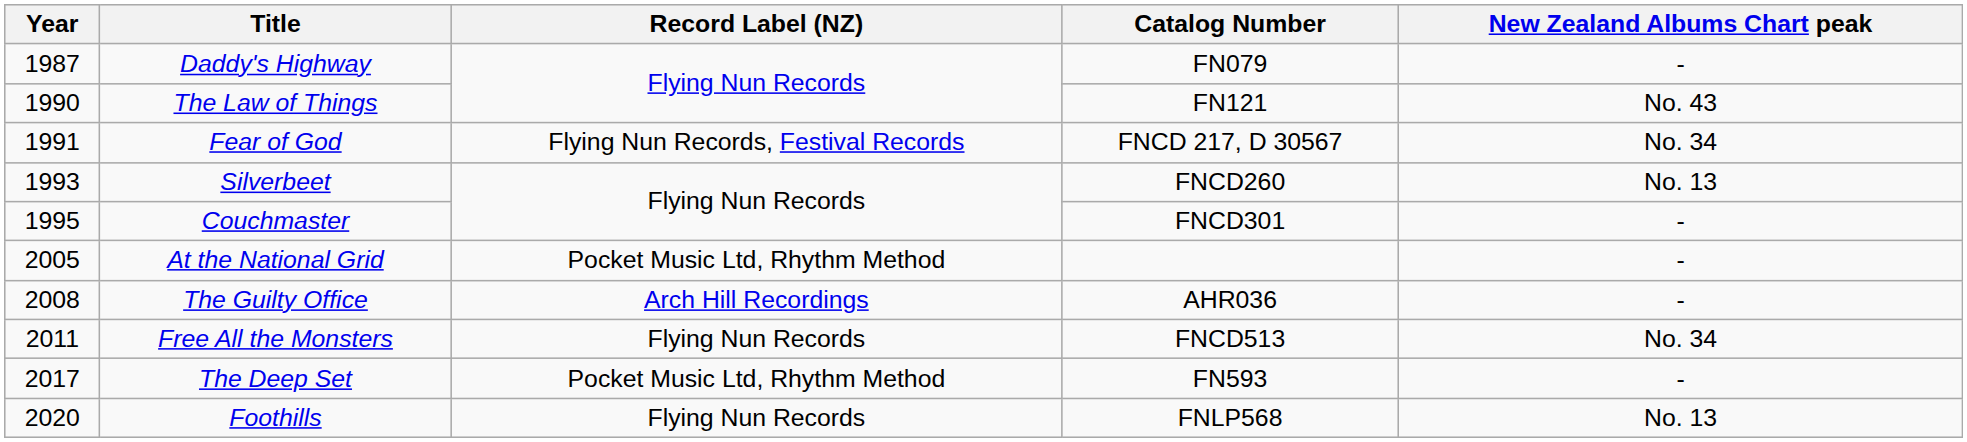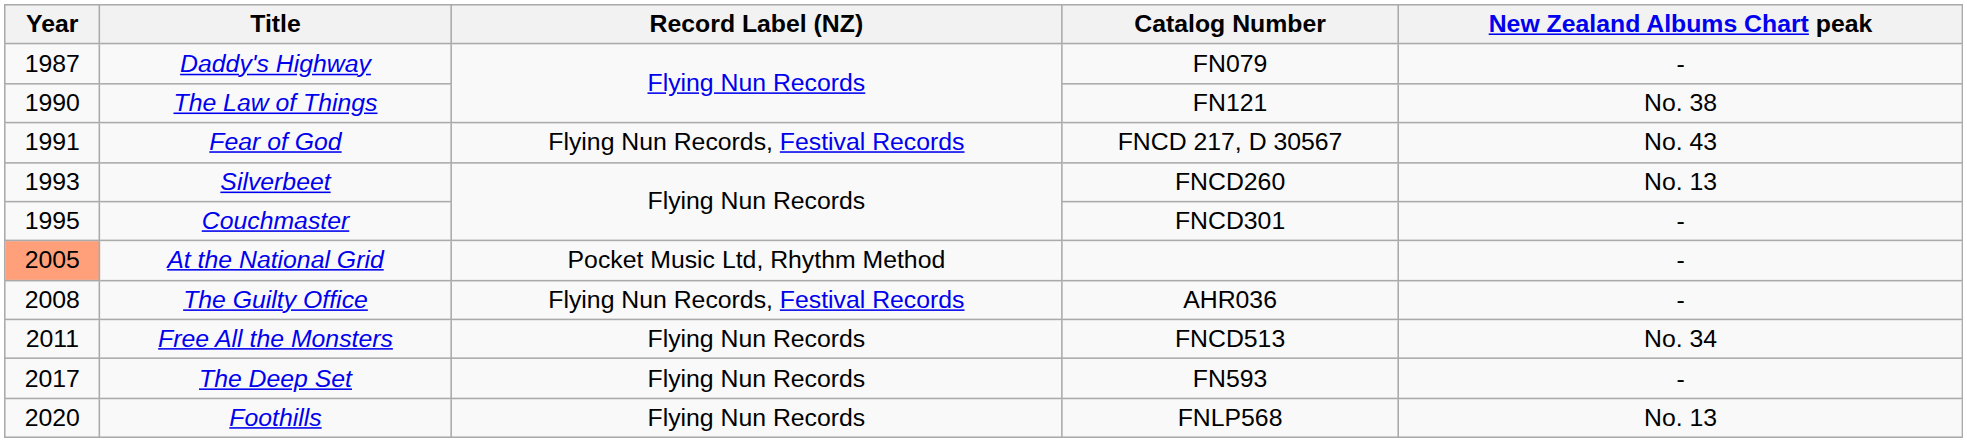(1681, 102) No. 43 -> (1681, 102) No. 38
(1681, 142) No. 34 -> (1681, 142) No. 43
(52, 260) no background -> (52, 260) lightsalmon background
(756, 299) Arch Hill Recordings -> (756, 299) Flying Nun Records, Festival Records
(756, 378) Pocket Music Ltd, Rhythm Method -> (756, 378) Flying Nun Records
